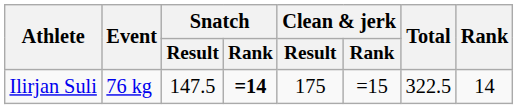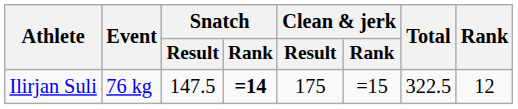(484, 86) 14 -> (484, 86) 12
